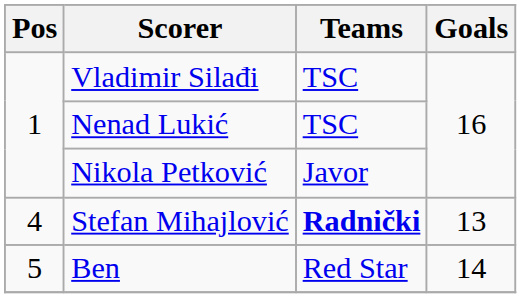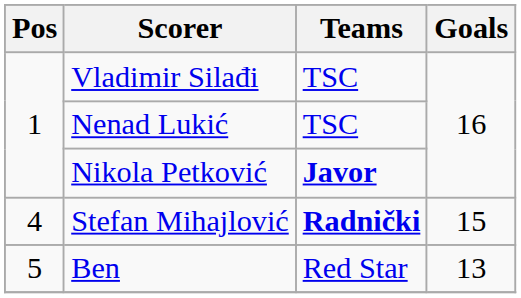(335, 172) normal -> (340, 172) bold
(471, 220) 13 -> (471, 220) 15
(471, 268) 14 -> (471, 268) 13
